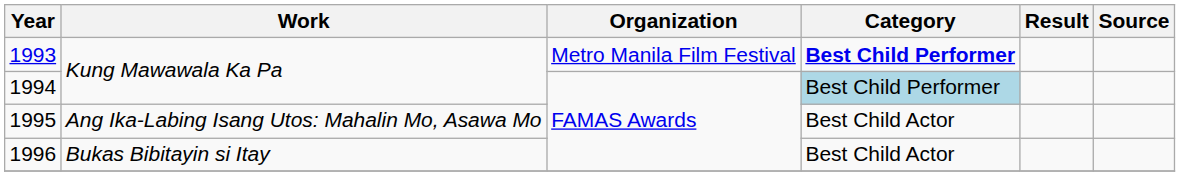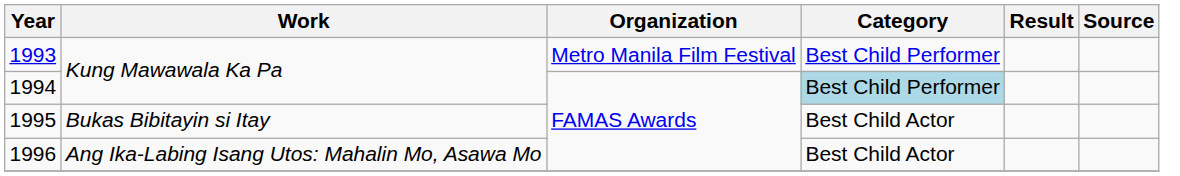(910, 54) bold -> (903, 54) normal
(304, 120) Ang Ika-Labing Isang Utos: Mahalin Mo, Asawa Mo -> (168, 120) Bukas Bibitayin si Itay
(168, 154) Bukas Bibitayin si Itay -> (304, 154) Ang Ika-Labing Isang Utos: Mahalin Mo, Asawa Mo
